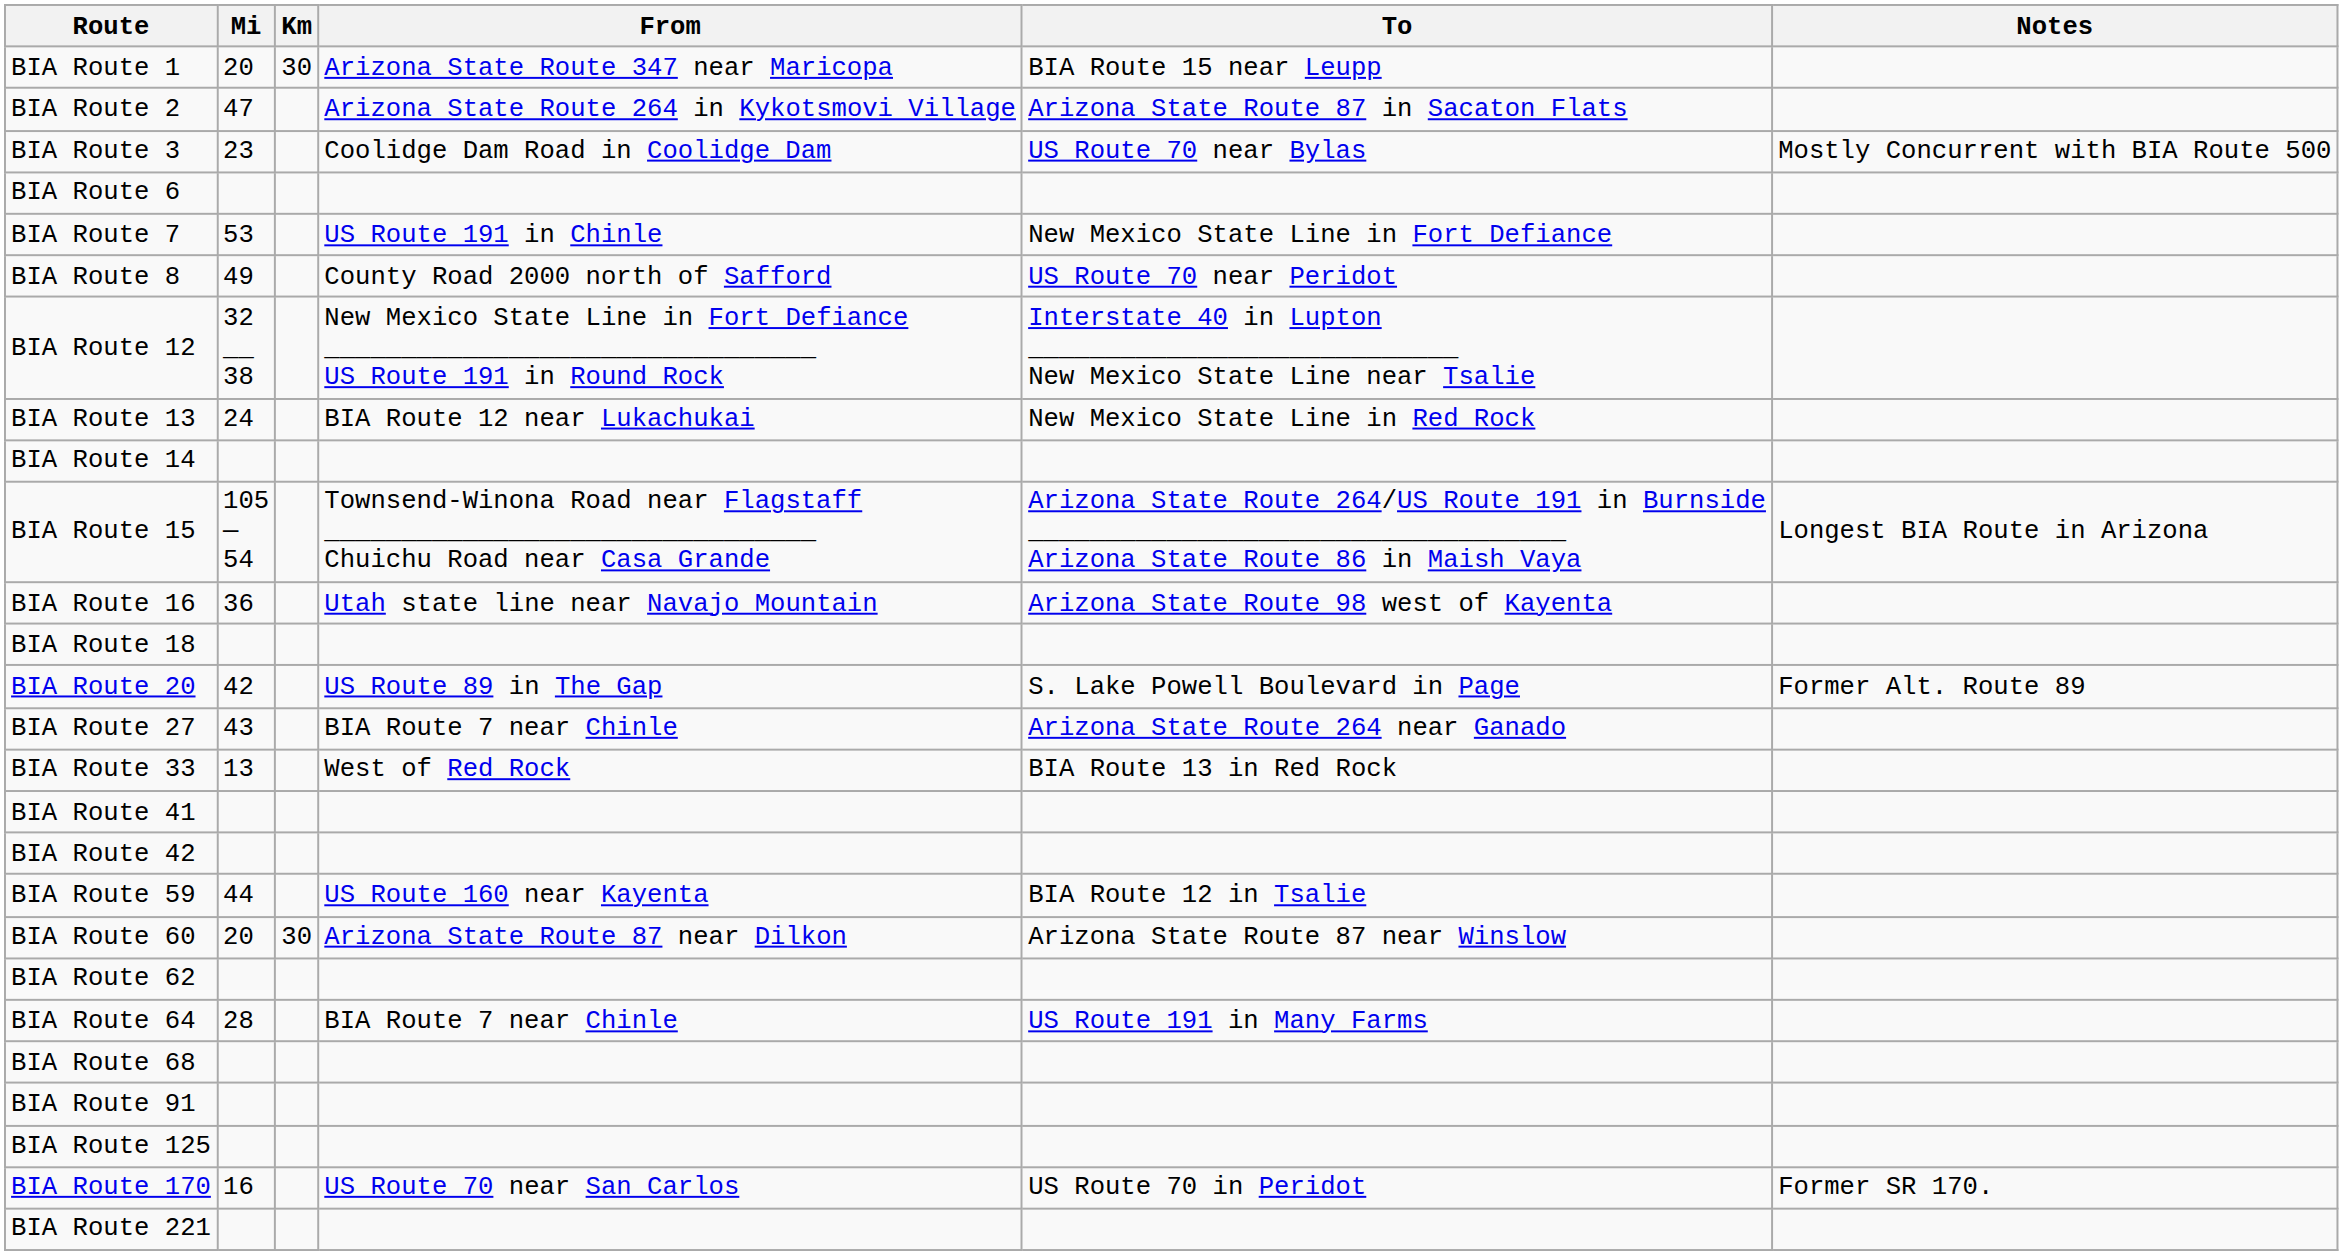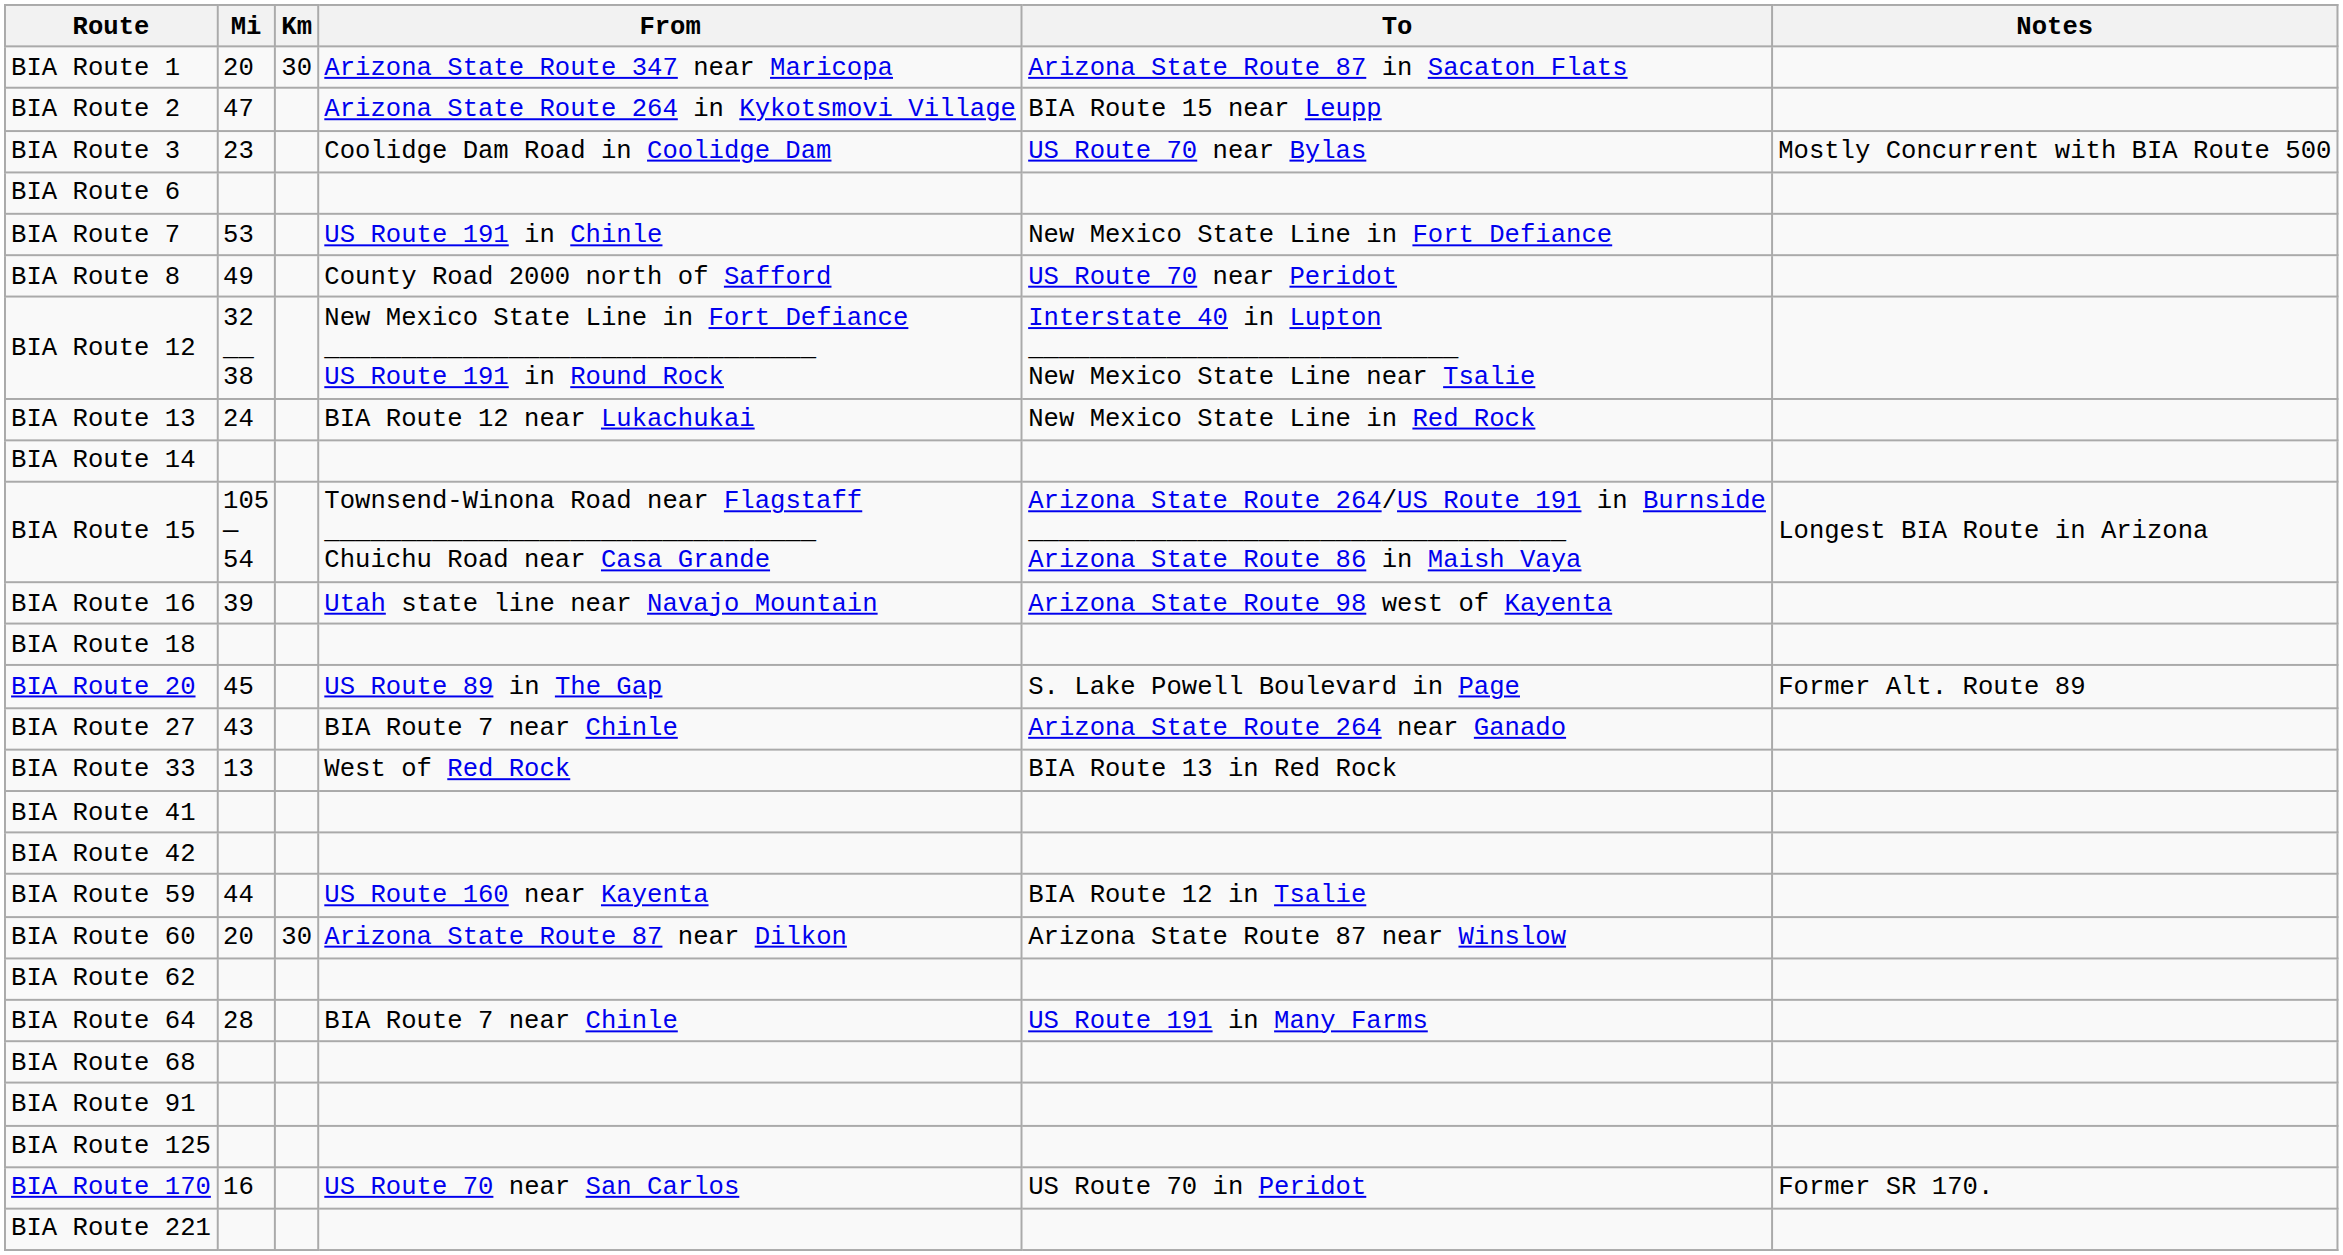(1205, 68) BIA Route 15 near Leupp -> (1328, 68) Arizona State Route 87 in Sacaton Flats
(1328, 109) Arizona State Route 87 in Sacaton Flats -> (1205, 109) BIA Route 15 near Leupp
(238, 603) 36 -> (238, 603) 39
(238, 687) 42 -> (238, 687) 45
